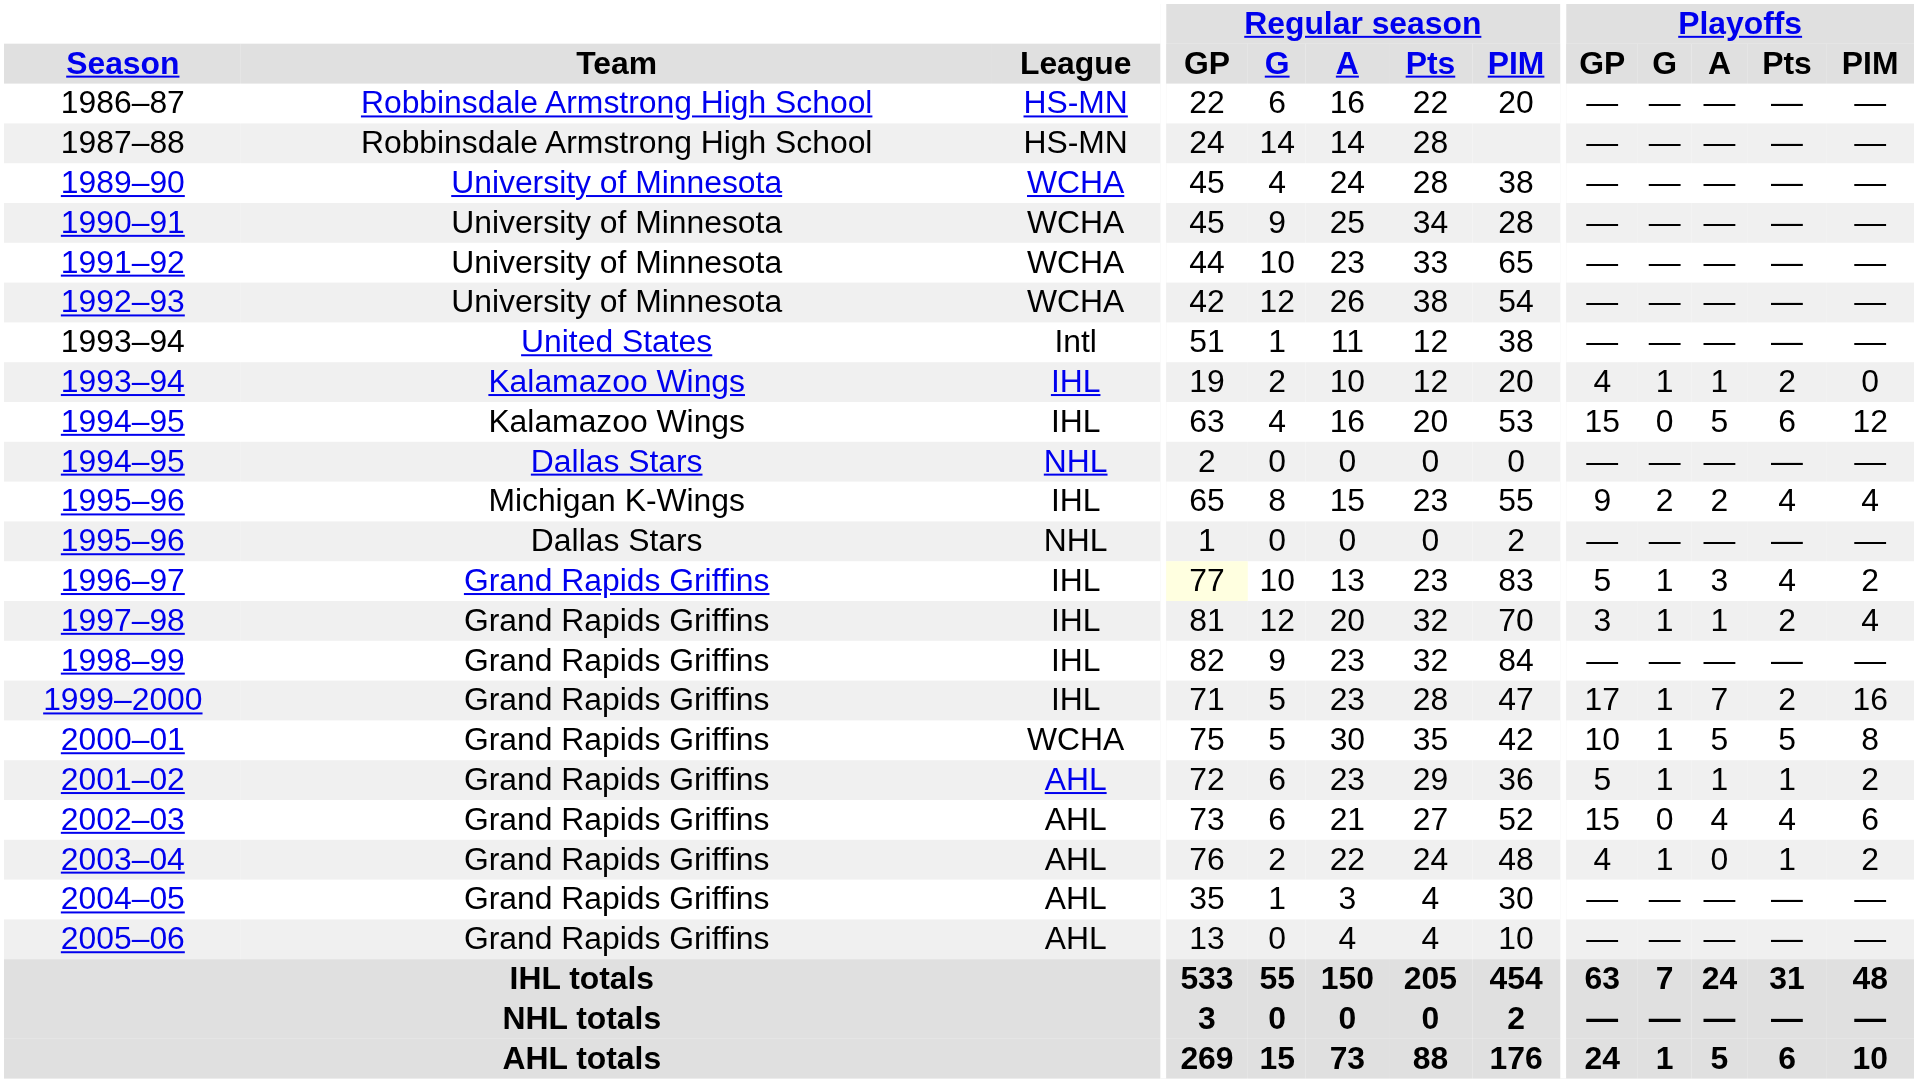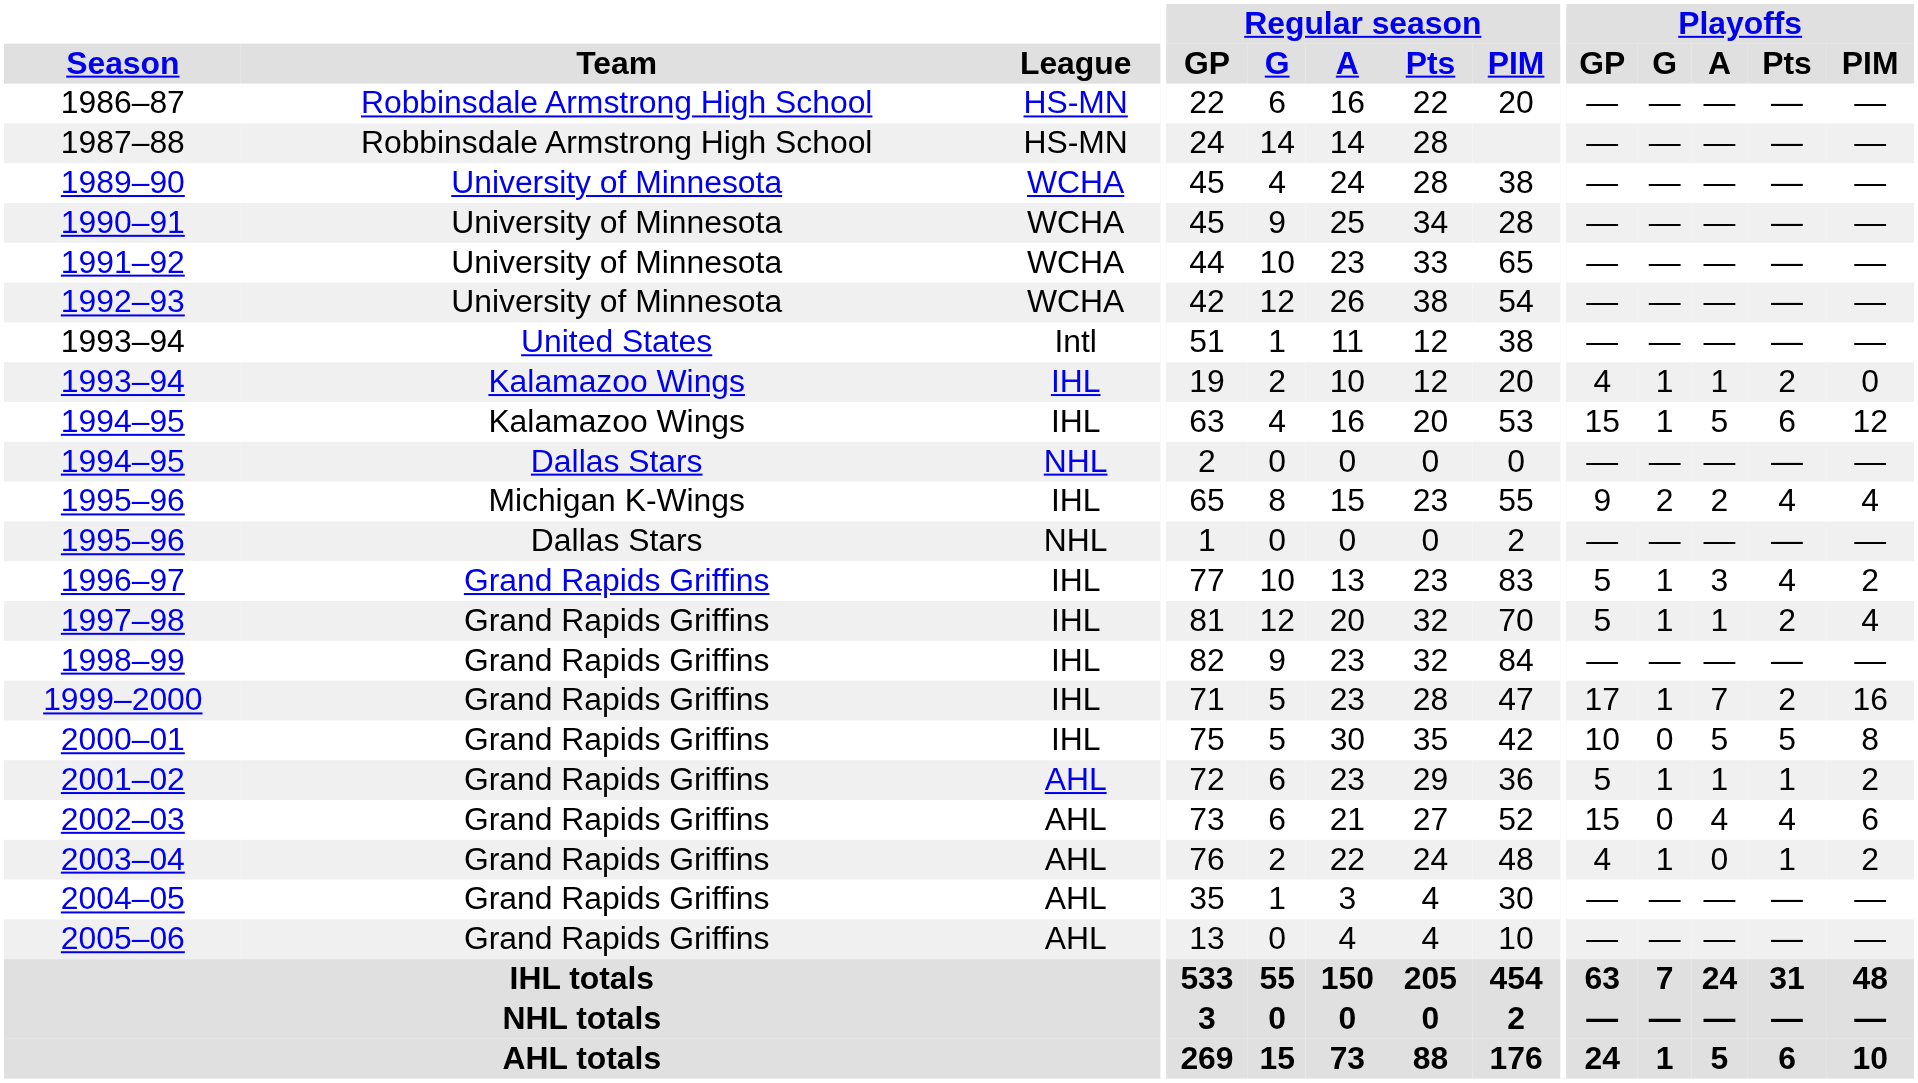(1665, 421) 0 -> (1665, 421) 1
(1207, 580) lightyellow background -> (1207, 580) no background
(1602, 620) 3 -> (1602, 620) 5
(1076, 739) WCHA -> (1076, 739) IHL
(1665, 739) 1 -> (1665, 739) 0
